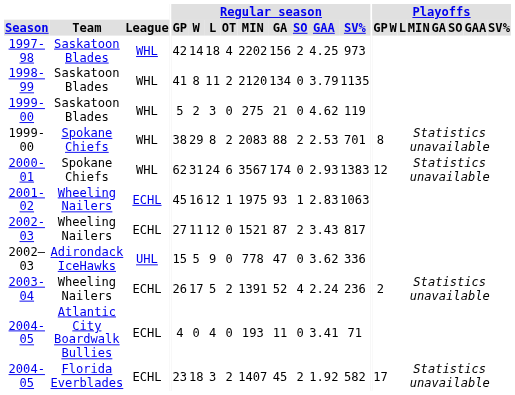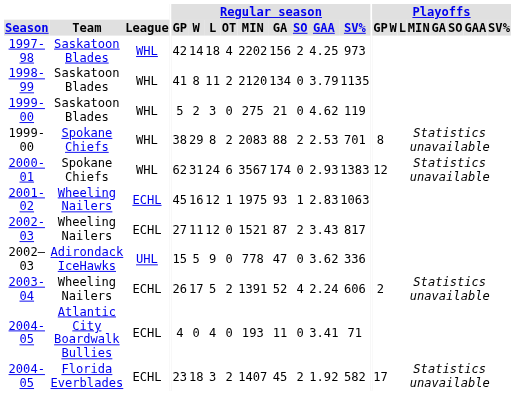(355, 289) 236 -> (355, 289) 606
